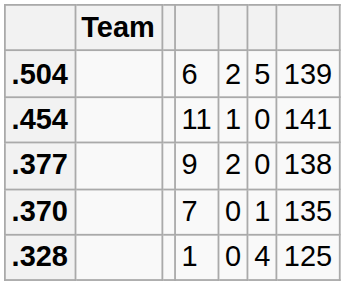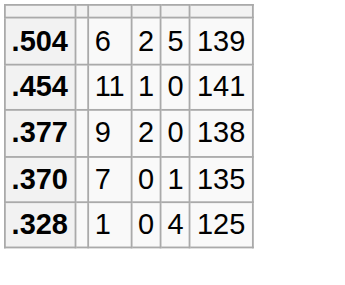- column: (118, 27)
